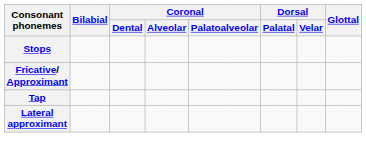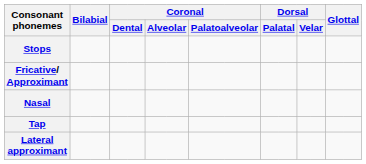+ row: (37, 103)
